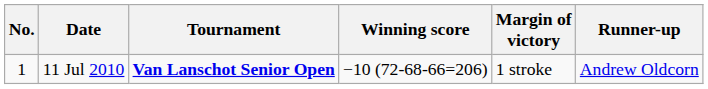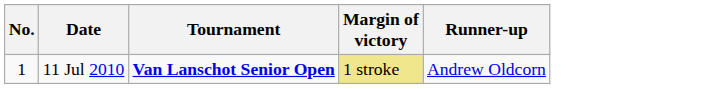- column: (415, 29)
(524, 69) no background -> (371, 69) khaki background
